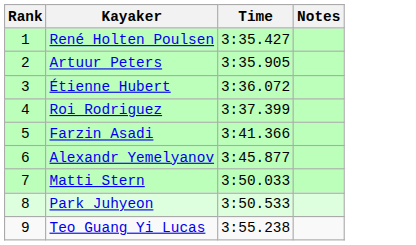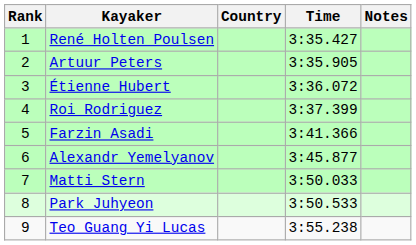+ column: (251, 16)
